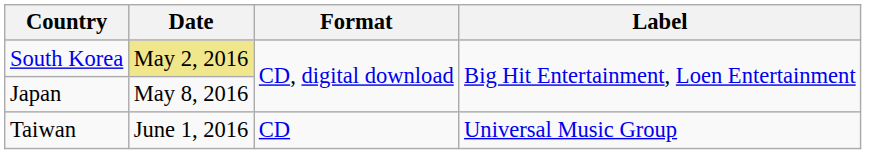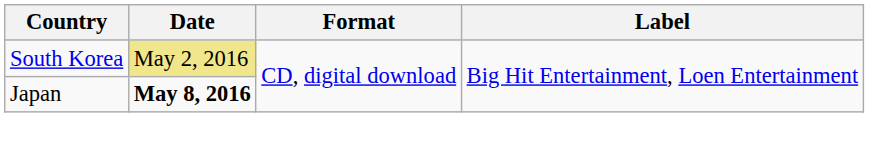(191, 93) normal -> (192, 93) bold
- row: (43, 129)
